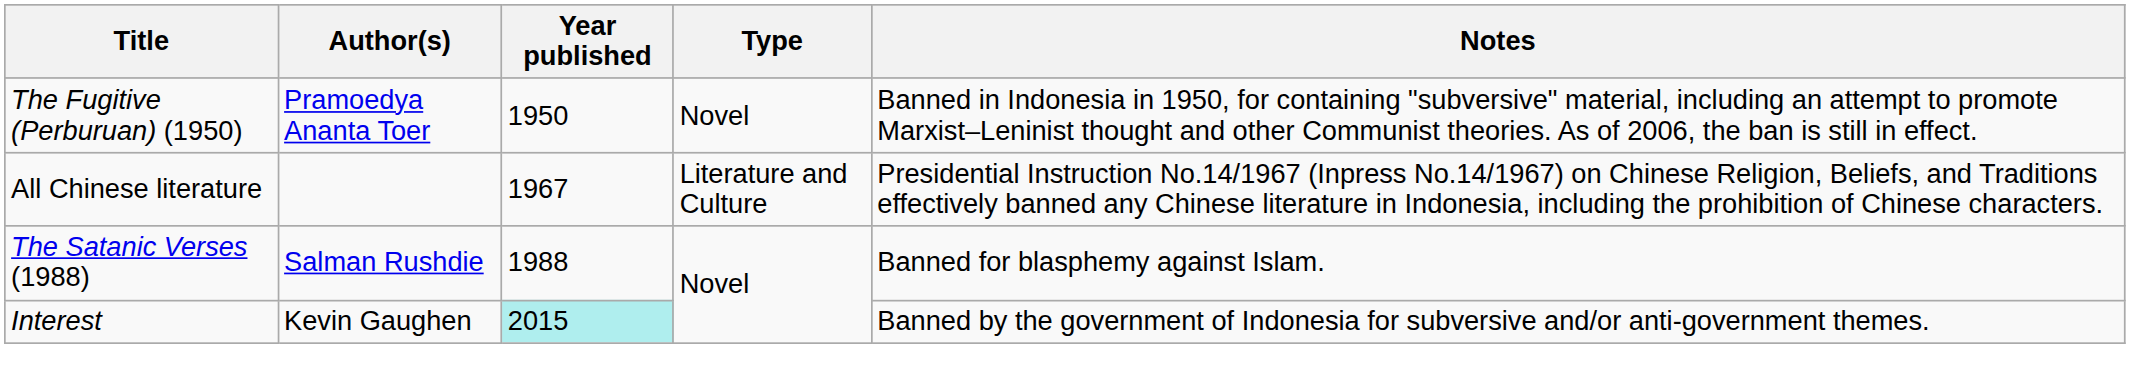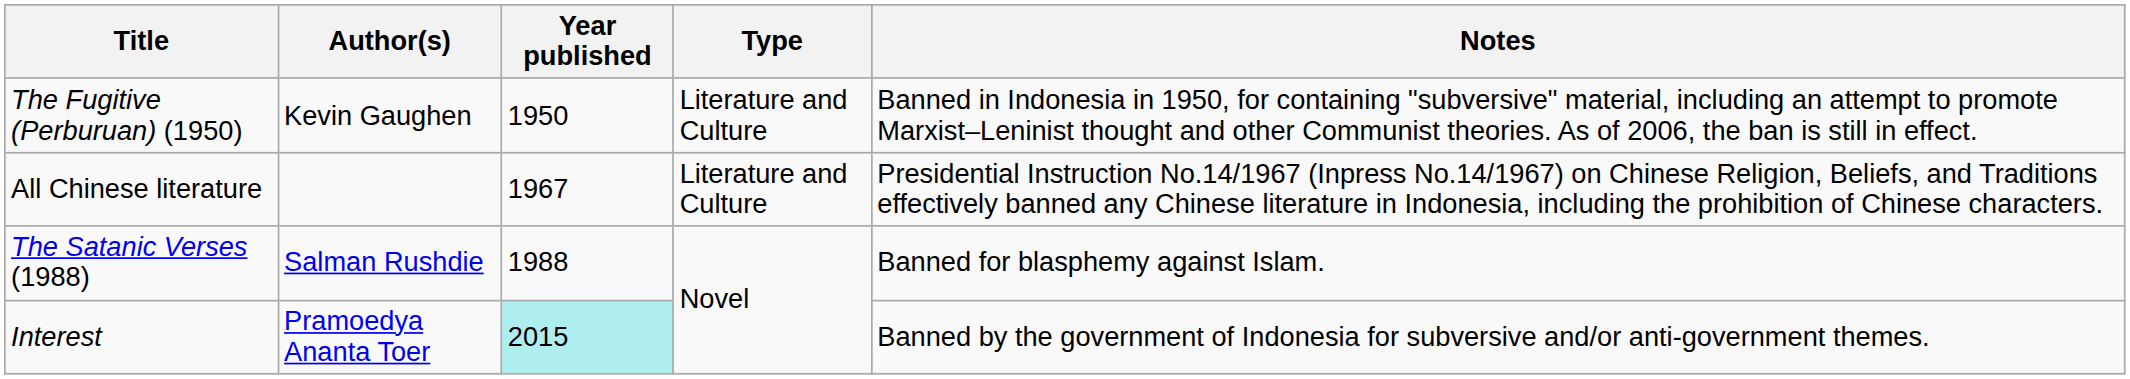(357, 115) Pramoedya Ananta Toer -> (378, 115) Kevin Gaughen
(714, 115) Novel -> (764, 115) Literature and Culture
(378, 321) Kevin Gaughen -> (357, 336) Pramoedya Ananta Toer
